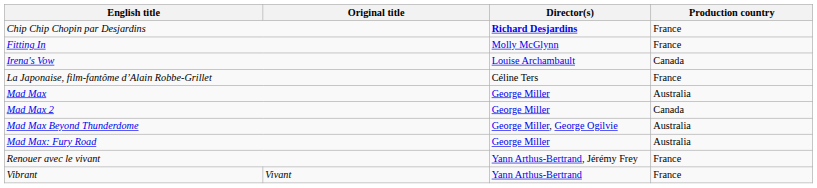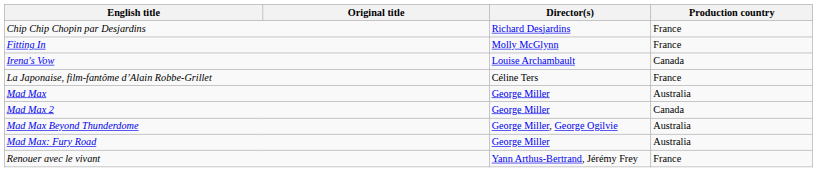(534, 28) bold -> (531, 28) normal
- row: (22, 175)
